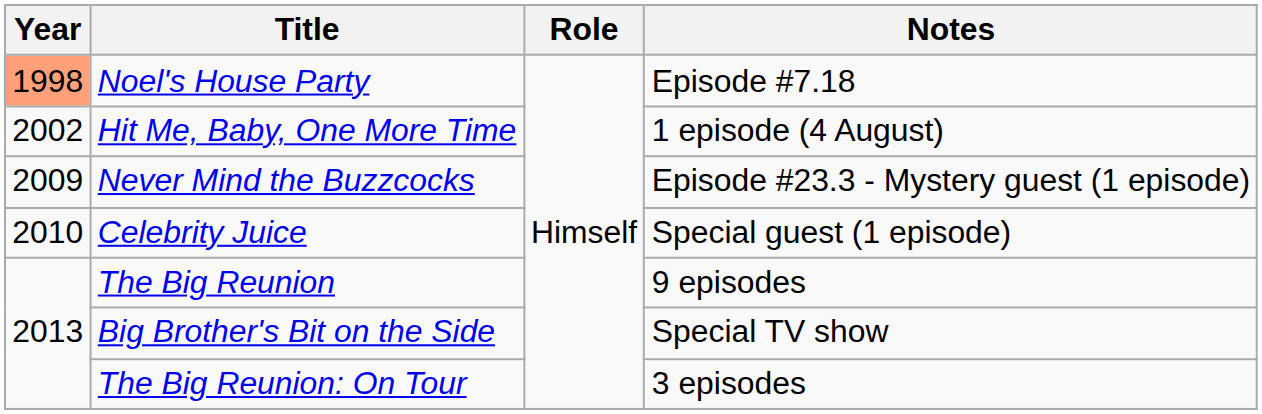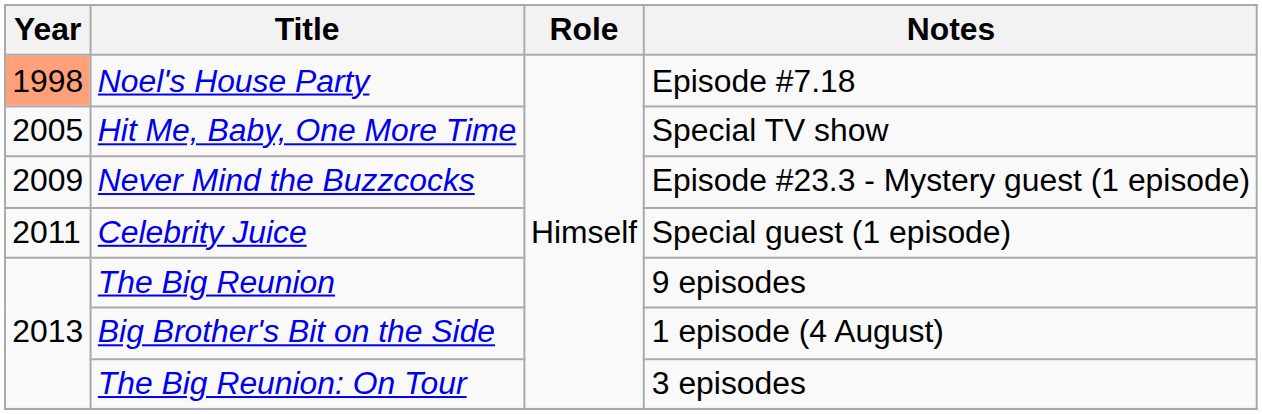(48, 130) 2002 -> (48, 130) 2005
(798, 130) 1 episode (4 August) -> (770, 130) Special TV show
(48, 231) 2010 -> (47, 231) 2011
(770, 332) Special TV show -> (798, 332) 1 episode (4 August)
